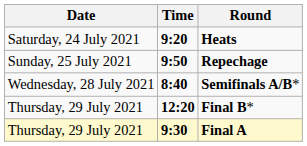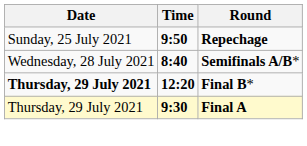- row: (219, 38)
(75, 107) normal -> (79, 84) bold
